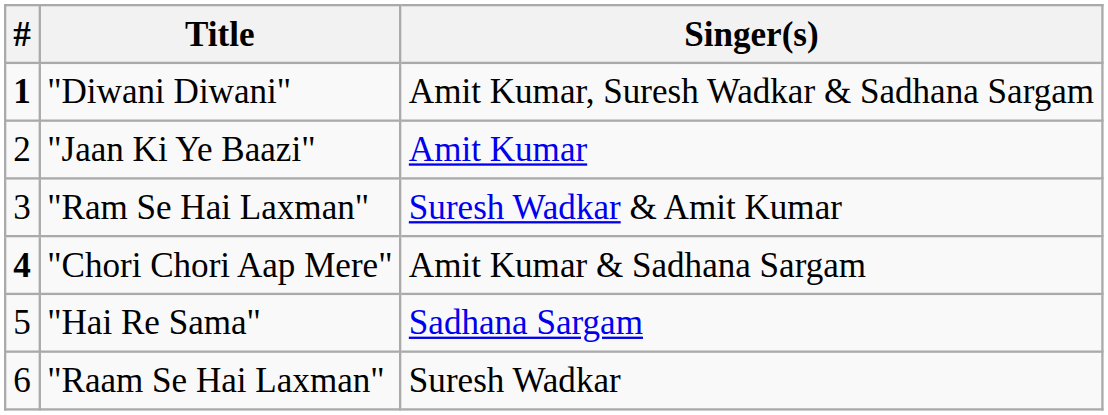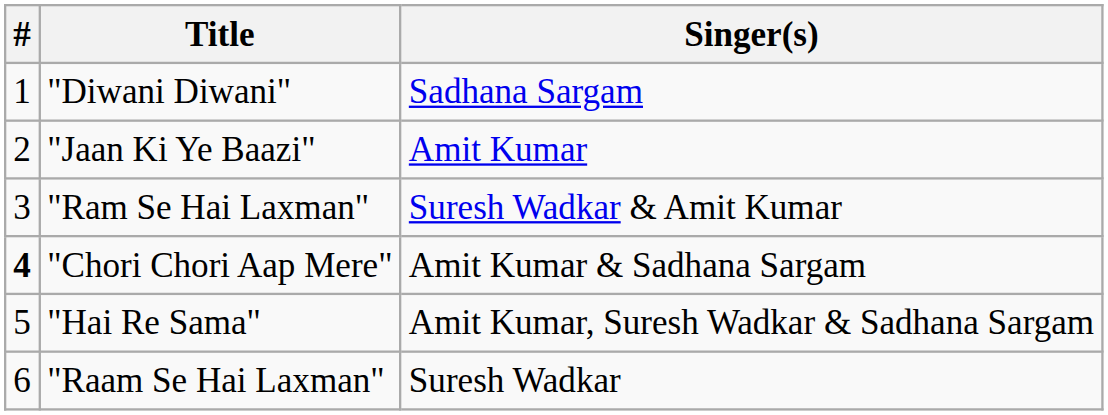(22, 91) bold -> (22, 91) normal
(751, 91) Amit Kumar, Suresh Wadkar & Sadhana Sargam -> (526, 91) Sadhana Sargam
(526, 323) Sadhana Sargam -> (751, 323) Amit Kumar, Suresh Wadkar & Sadhana Sargam
